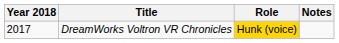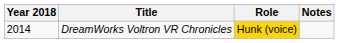(19, 30) 2017 -> (19, 30) 2014
